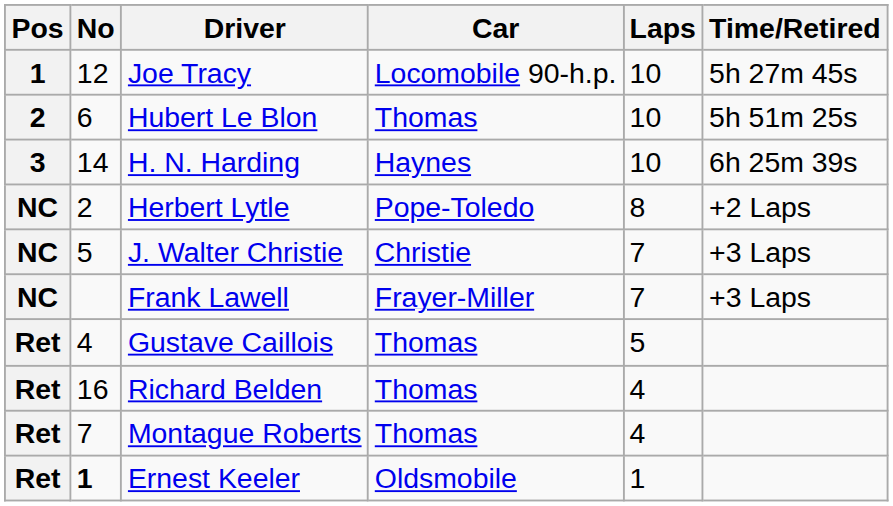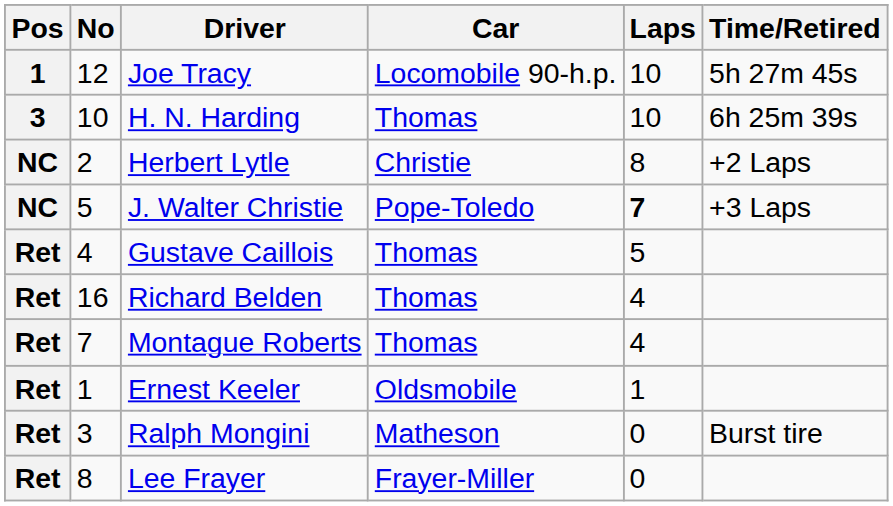- row: (223, 118)
(93, 163) 14 -> (93, 118) 10
(423, 163) Haynes -> (426, 118) Thomas
(455, 208) Pope-Toledo -> (423, 163) Christie
(423, 253) Christie -> (455, 208) Pope-Toledo
(638, 253) normal -> (638, 208) bold
- row: (208, 298)
(85, 478) bold -> (85, 388) normal
+ row: (219, 433)
+ row: (197, 478)
